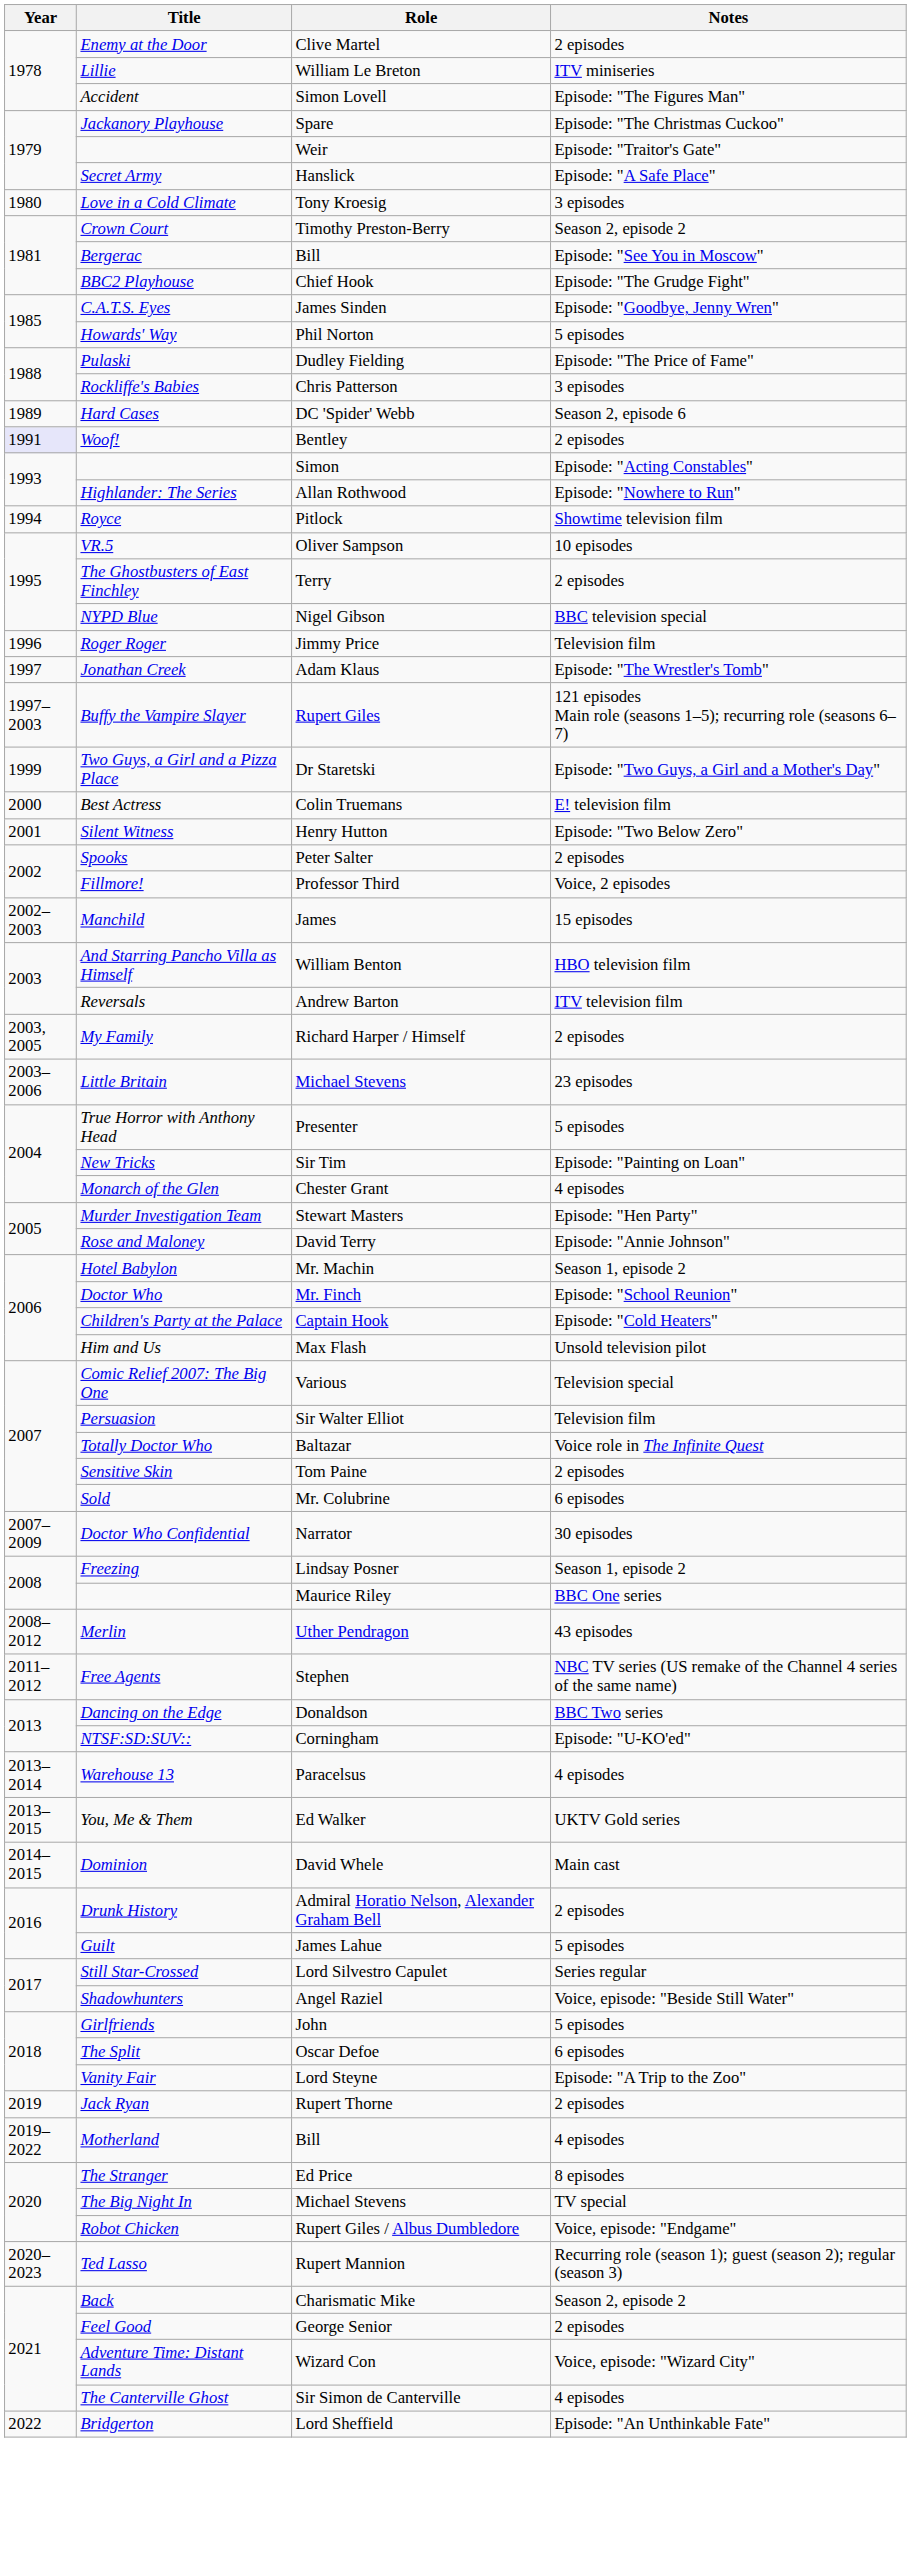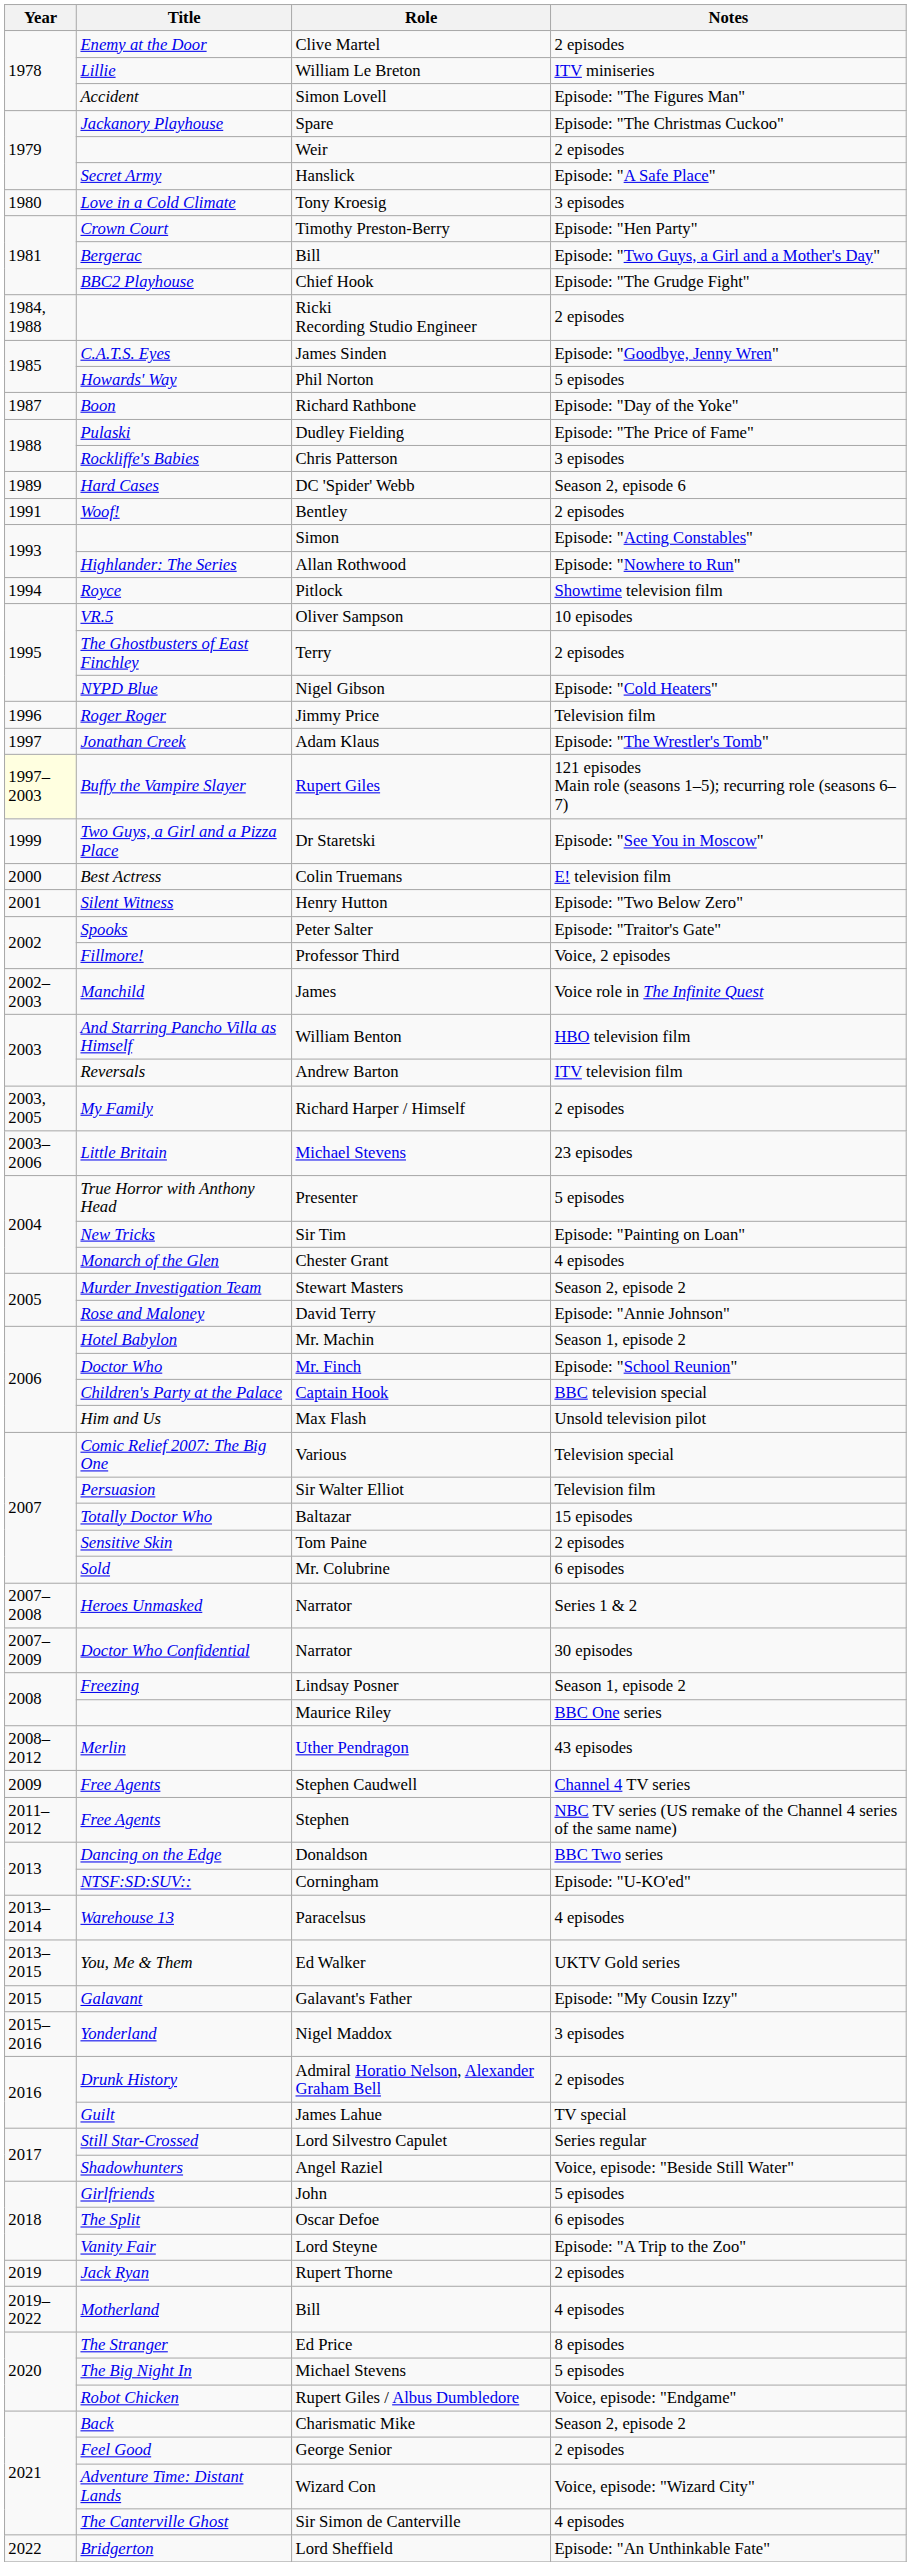(638, 149) Episode: "Traitor's Gate" -> (589, 149) 2 episodes
(620, 228) Season 2, episode 2 -> (626, 228) Episode: "Hen Party"
(659, 255) Episode: "See You in Moscow" -> (717, 255) Episode: "Two Guys, a Girl and a Mother's Day"
+ row: (184, 317)
+ row: (98, 405)
(25, 439) lavender background -> (25, 511) no background
(631, 616) BBC television special -> (636, 688) Episode: "Cold Heaters"
(29, 714) no background -> (29, 786) lightyellow background
(717, 769) Episode: "Two Guys, a Girl and a Mother's Day" -> (659, 840) Episode: "See You in Moscow"
(589, 857) 2 episodes -> (638, 929) Episode: "Traitor's Gate"
(594, 920) 15 episodes -> (659, 991) Voice role in The Infinite Quest
(626, 1215) Episode: "Hen Party" -> (620, 1286) Season 2, episode 2
(636, 1320) Episode: "Cold Heaters" -> (631, 1392) BBC television special
(659, 1445) Voice role in The Infinite Quest -> (594, 1516) 15 episodes
+ row: (141, 1605)
+ row: (120, 1784)
- row: (114, 1864)
+ row: (111, 1998)
+ row: (119, 2034)
(589, 1945) 5 episodes -> (591, 2115) TV special
(591, 2201) TV special -> (589, 2371) 5 episodes
- row: (114, 2264)
